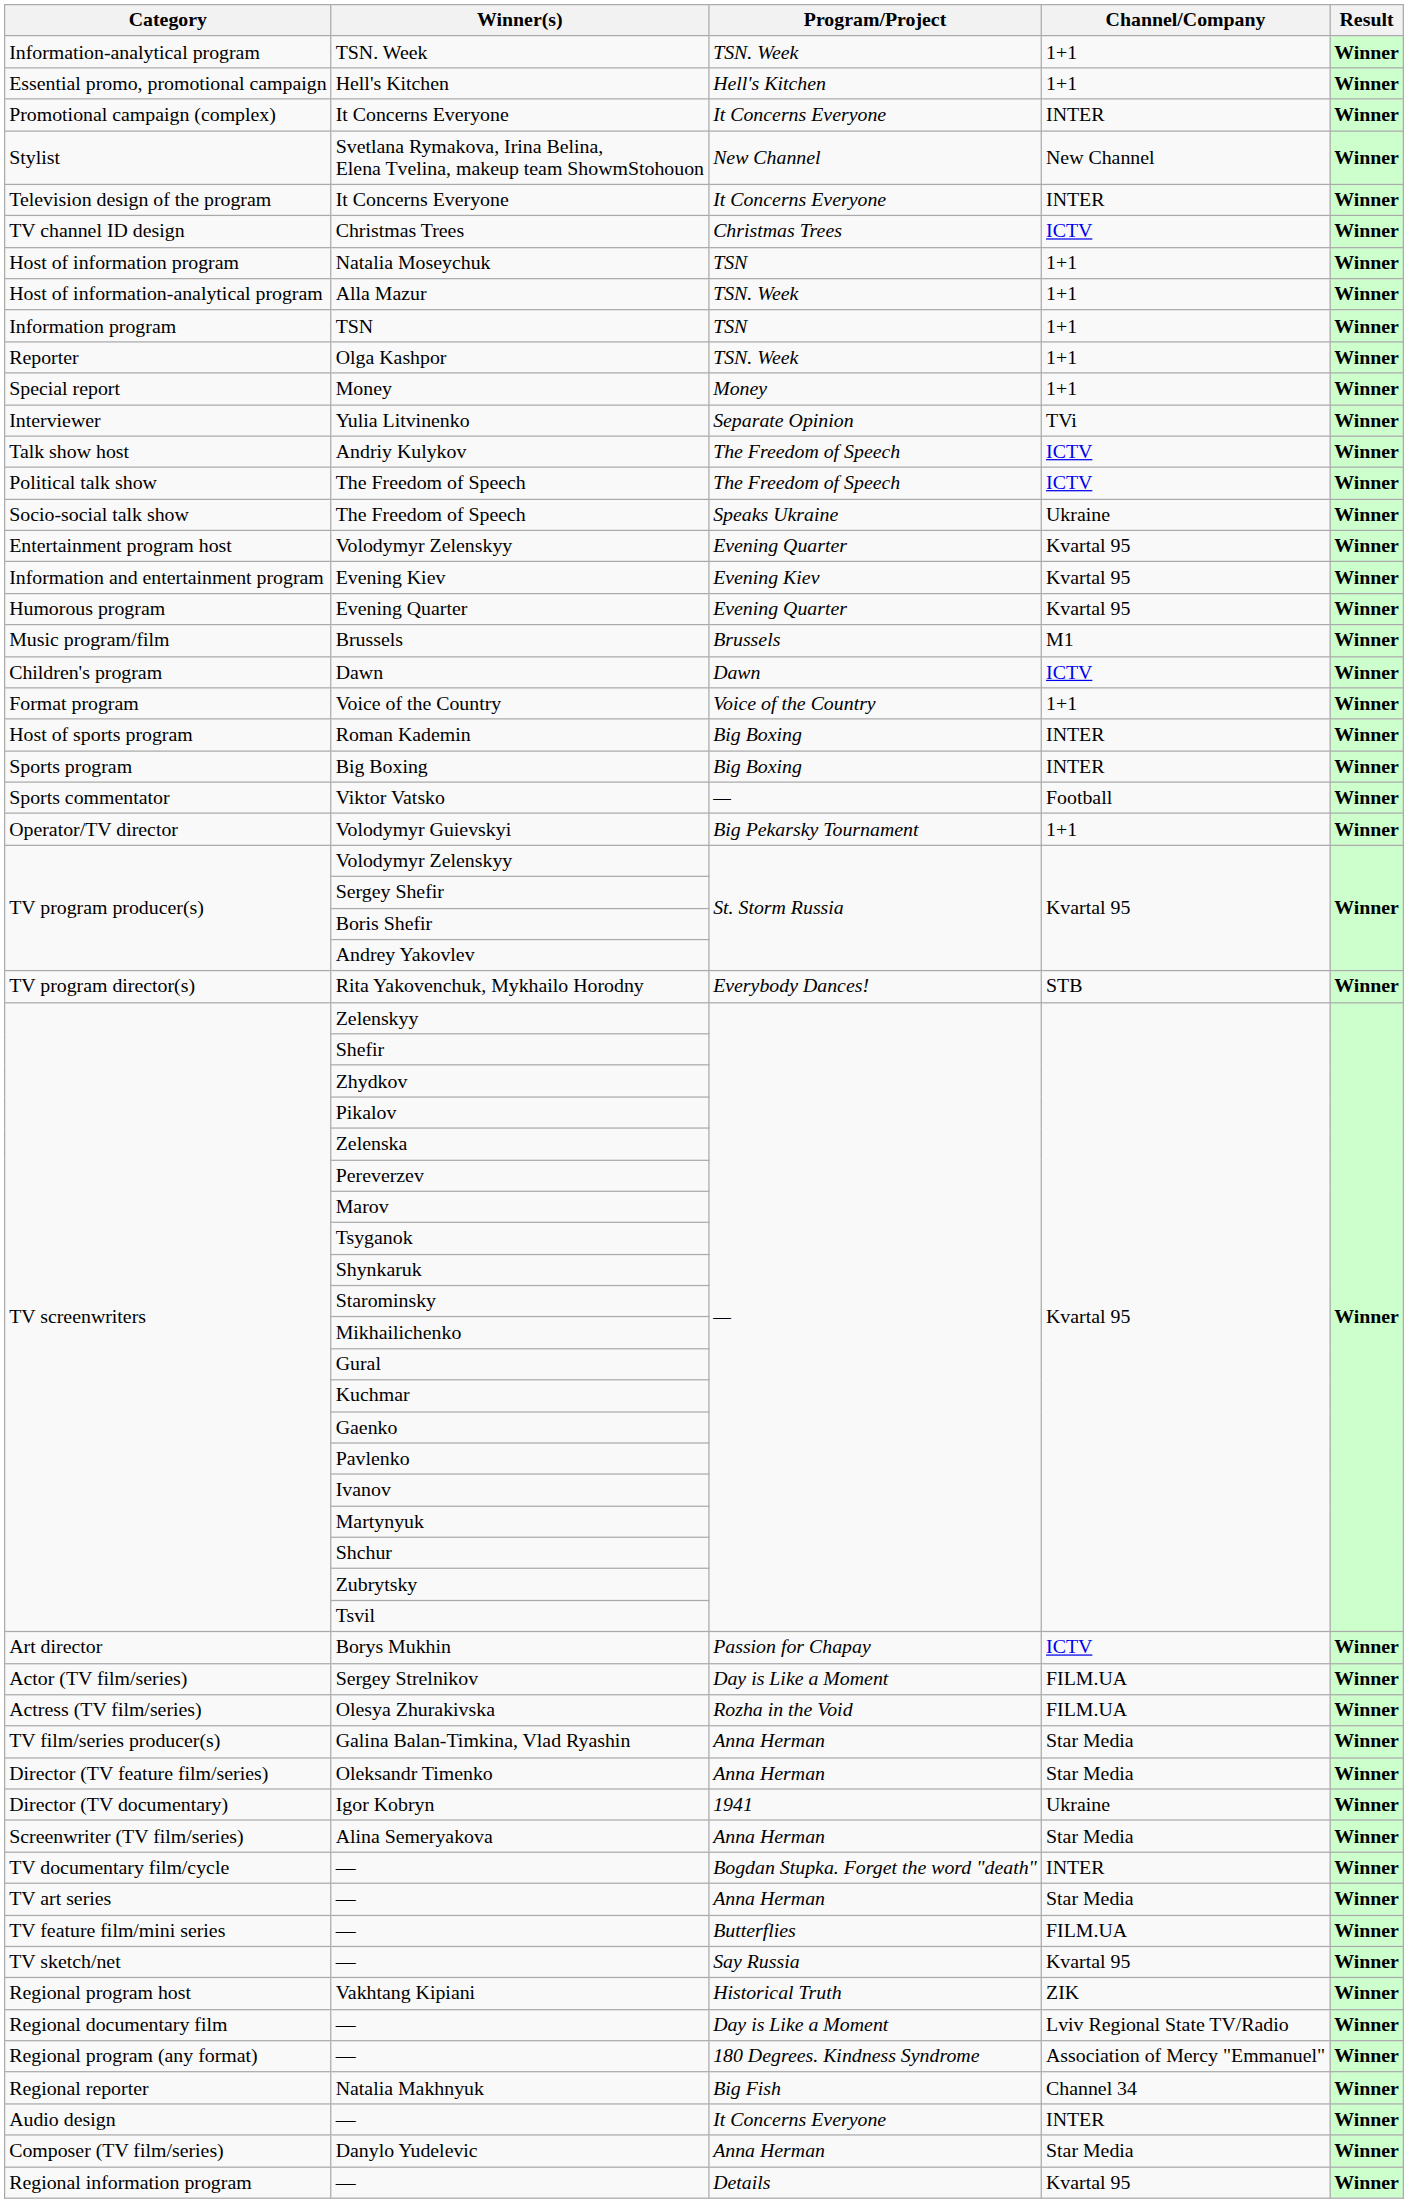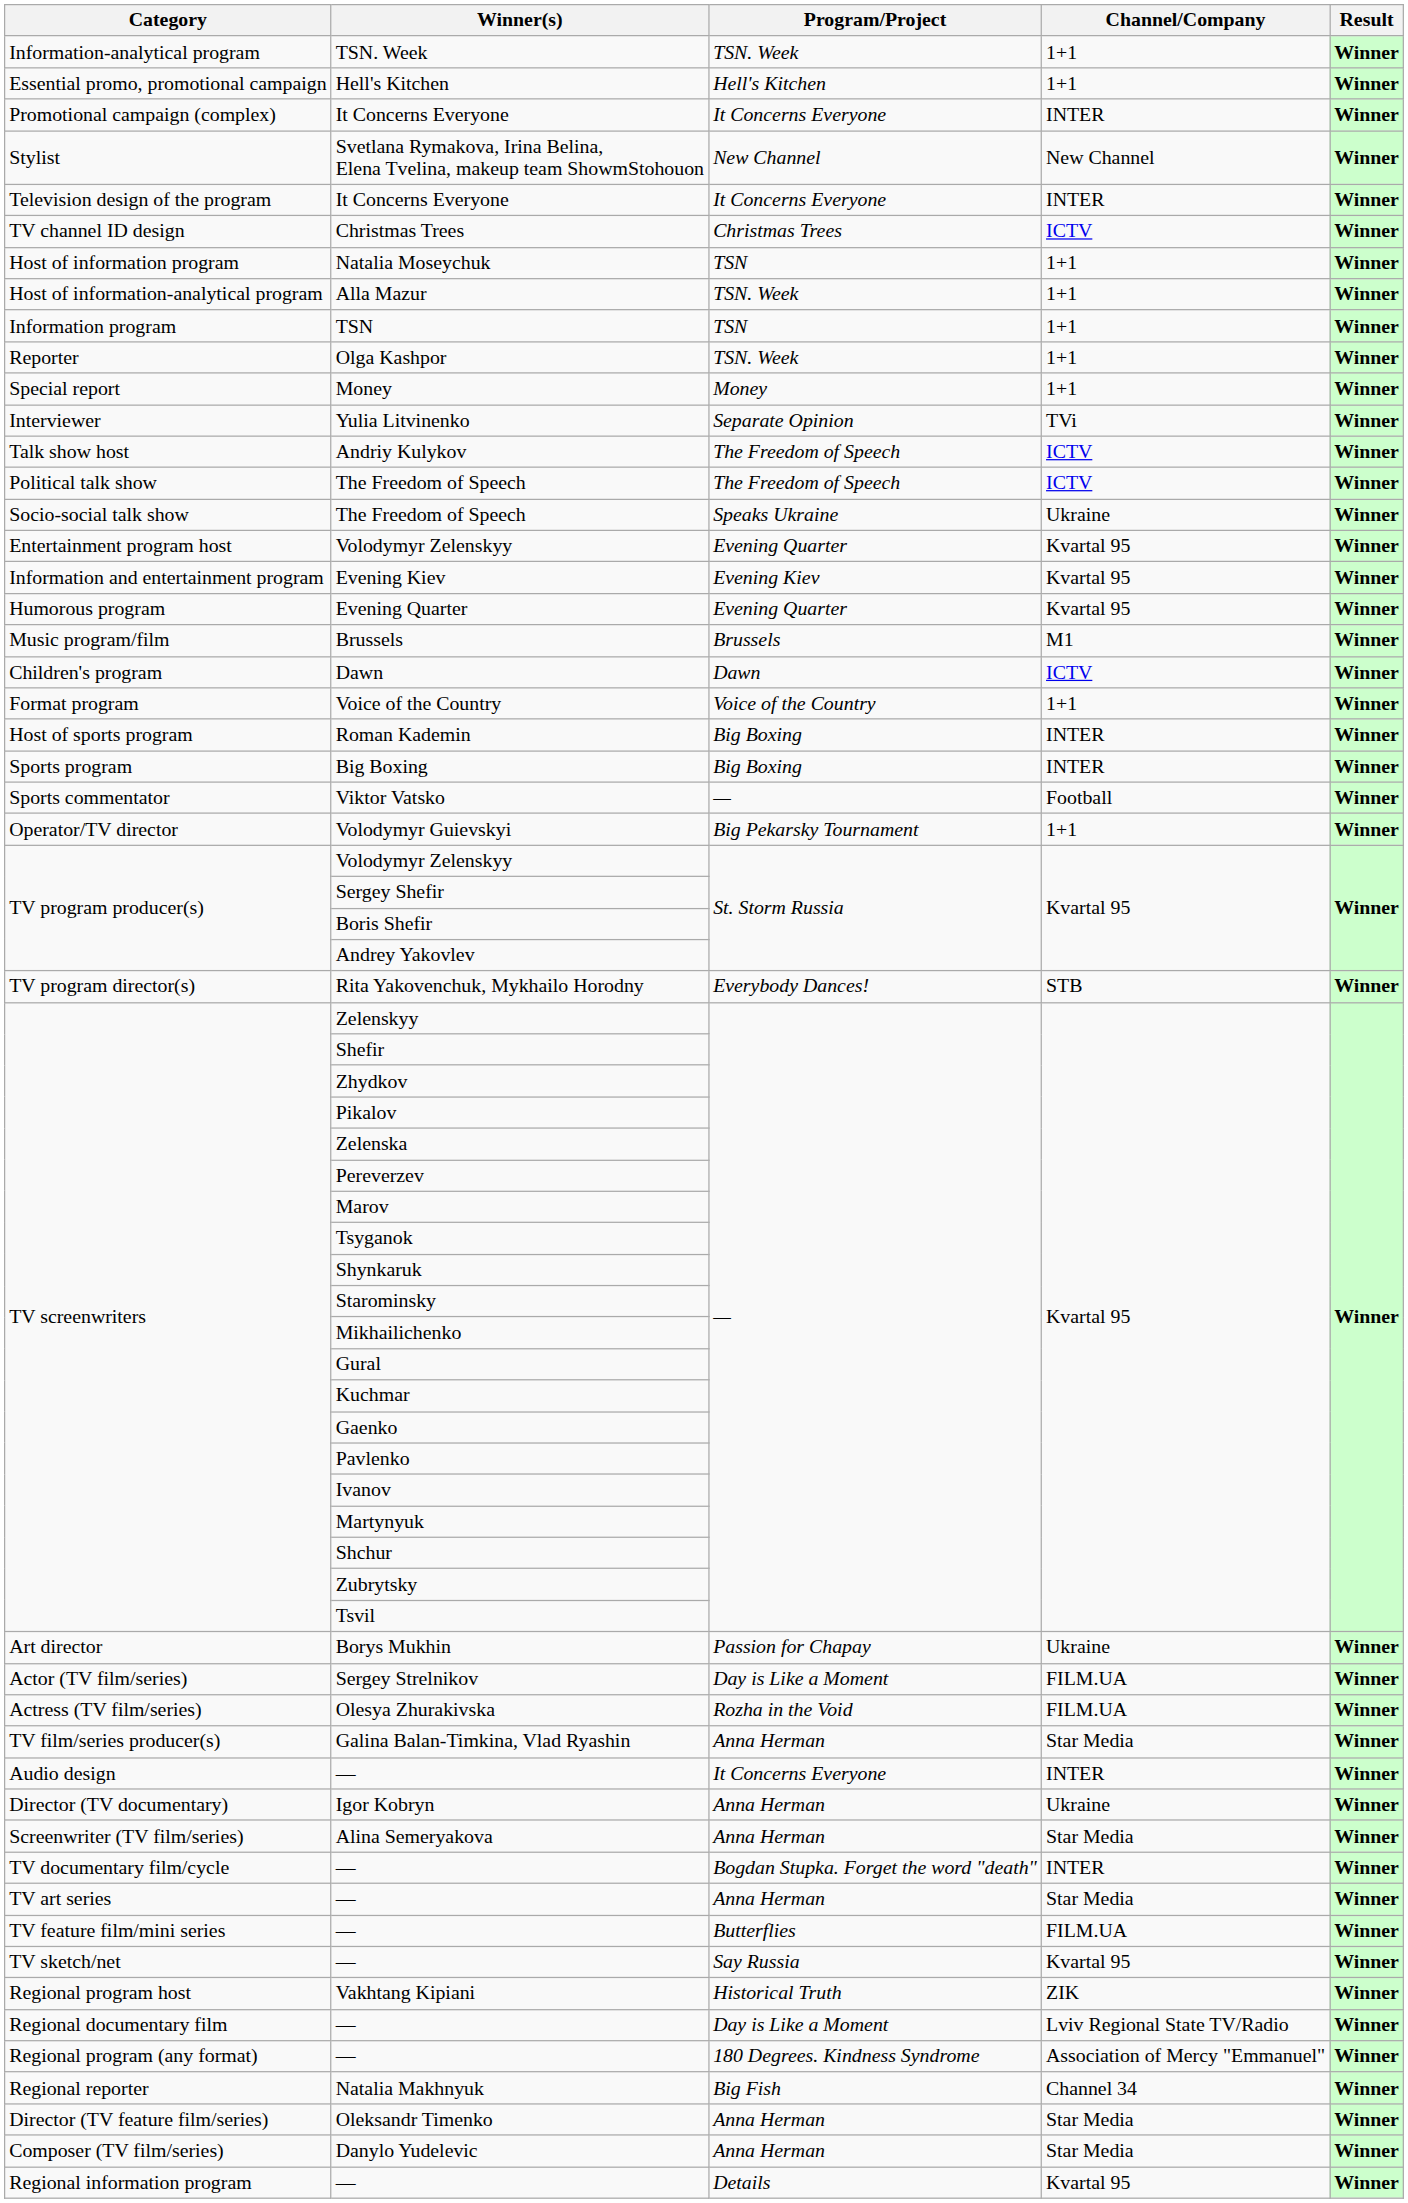(1069, 1647) ICTV -> (1078, 1647) Ukraine
rows swapped: (139, 1773) <-> (62, 2119)
(733, 1804) 1941 -> (769, 1804) Anna Herman
